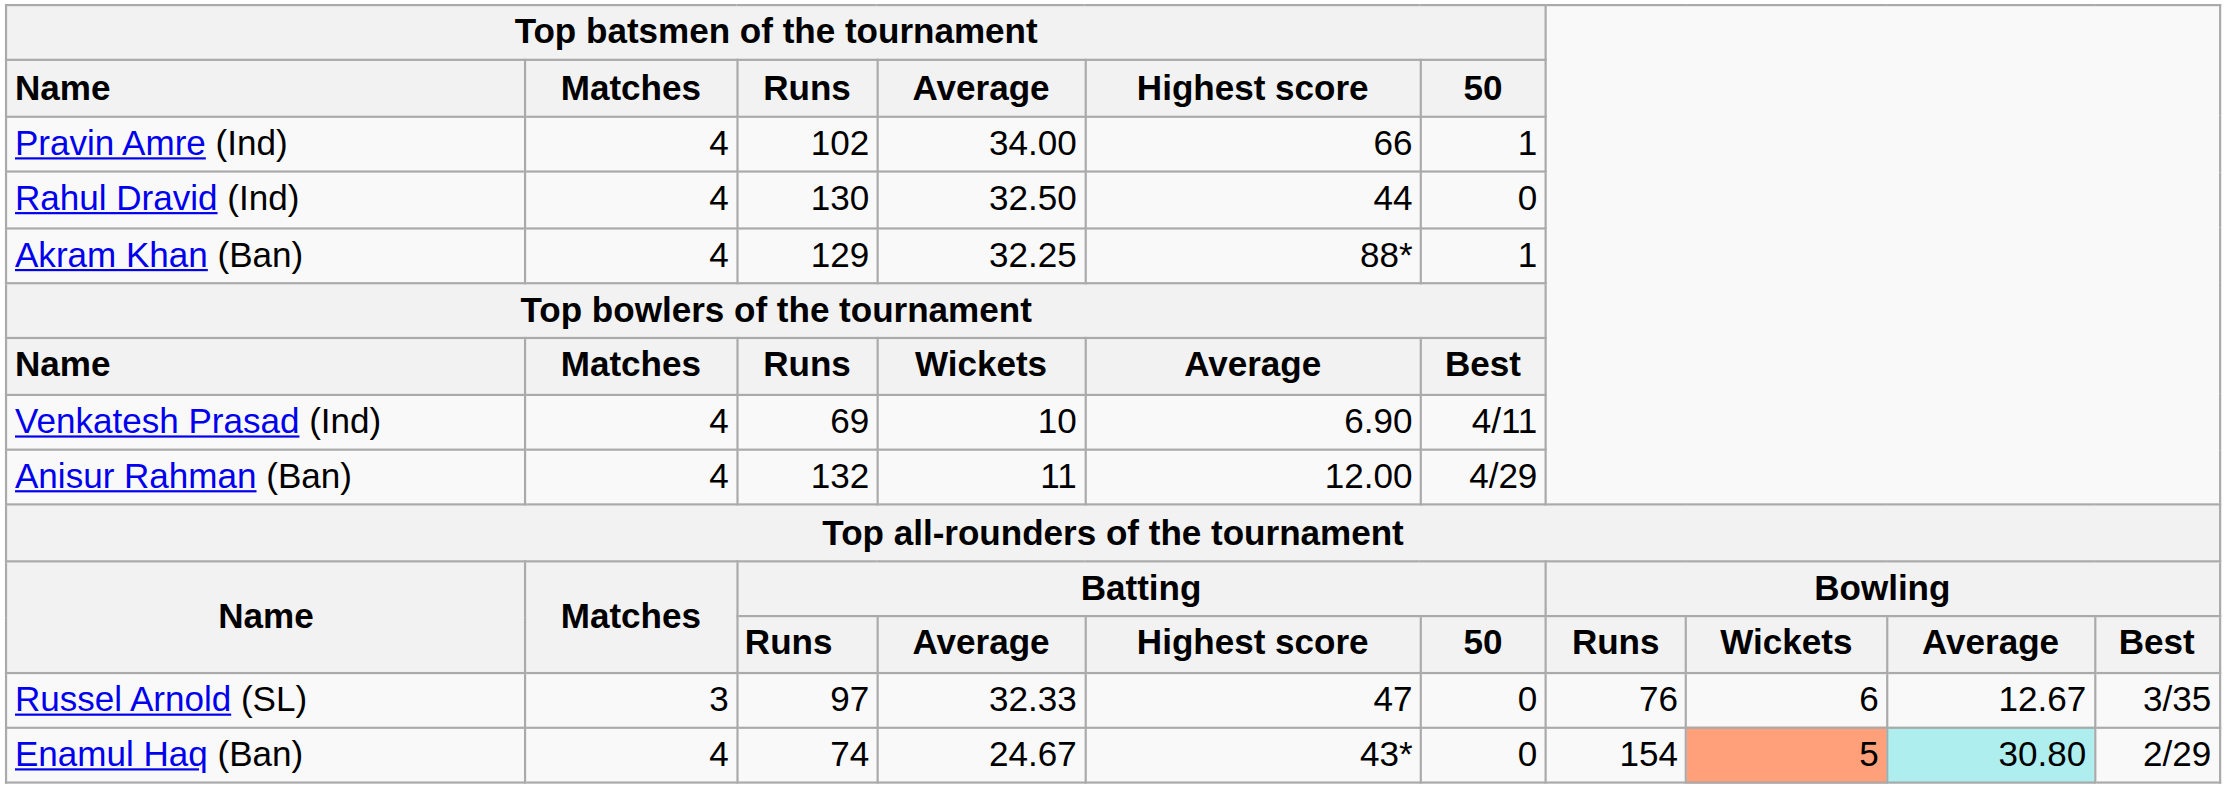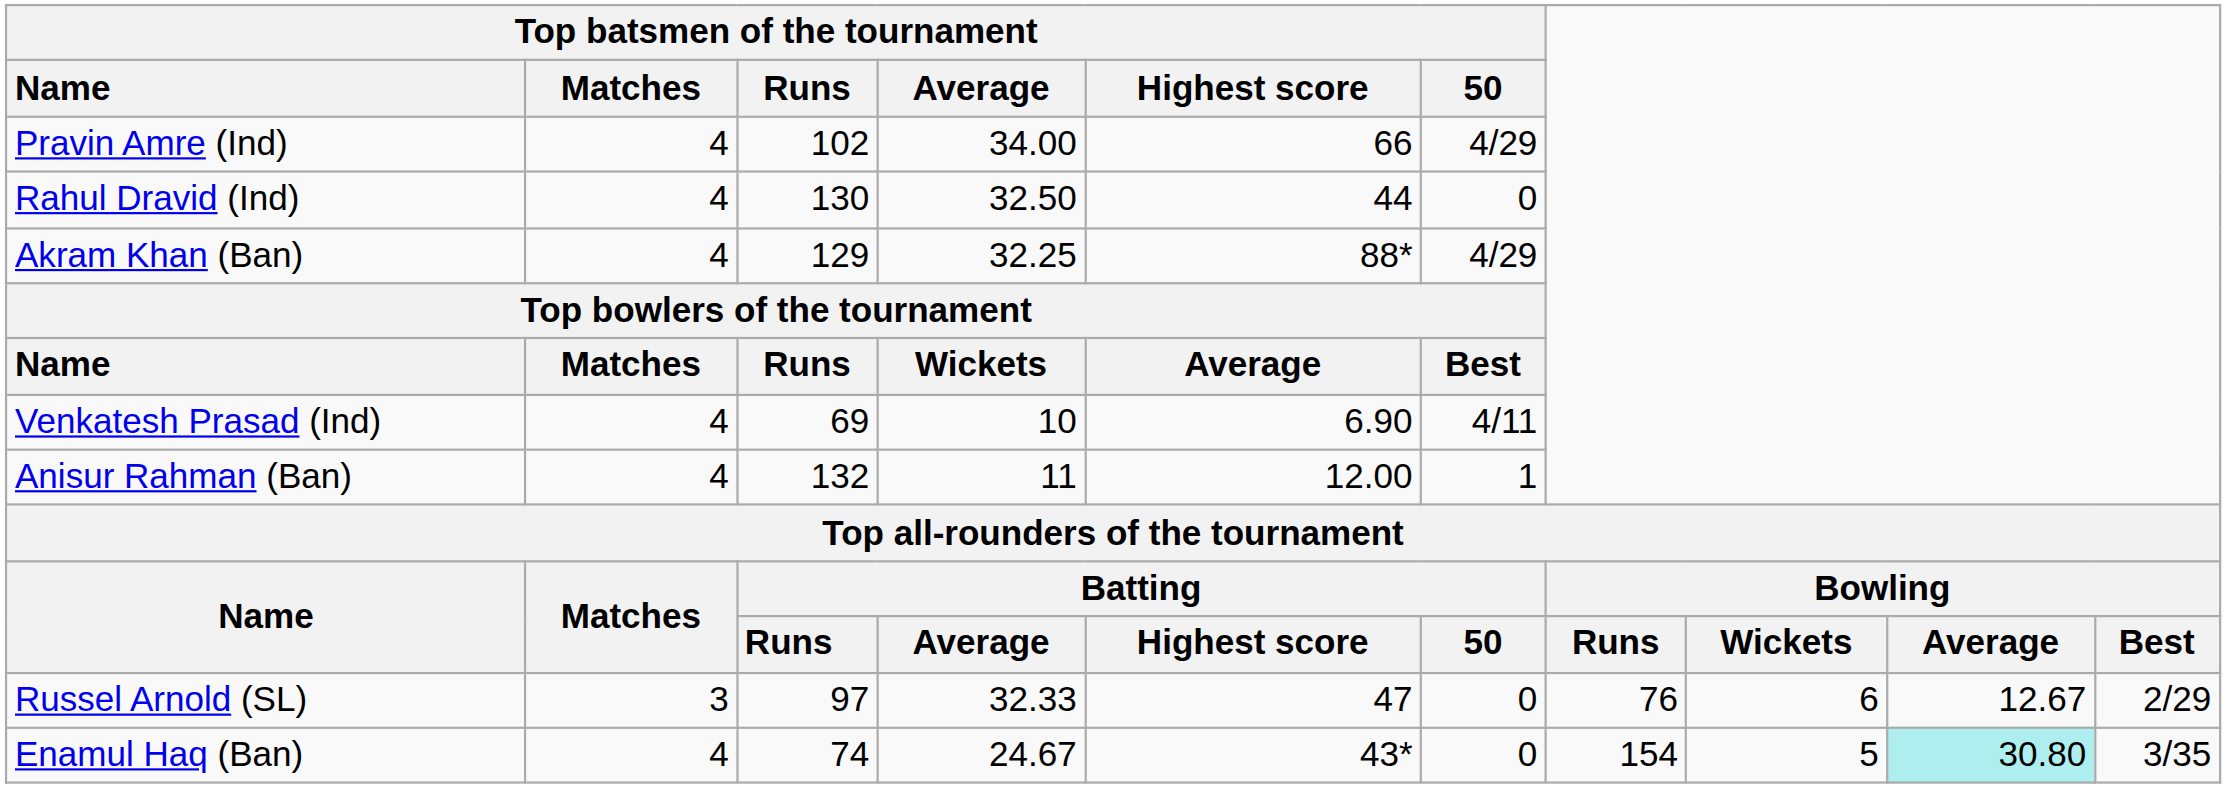(1528, 143) 1 -> (1503, 143) 4/29
(1528, 254) 1 -> (1503, 254) 4/29
(1503, 476) 4/29 -> (1528, 476) 1
(2177, 699) 3/35 -> (2177, 699) 2/29
(1869, 754) lightsalmon background -> (1869, 754) no background
(2177, 754) 2/29 -> (2177, 754) 3/35
